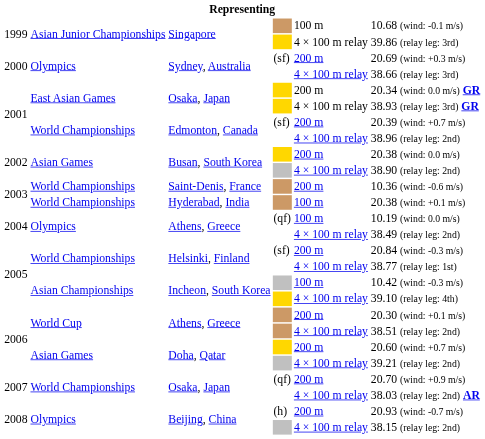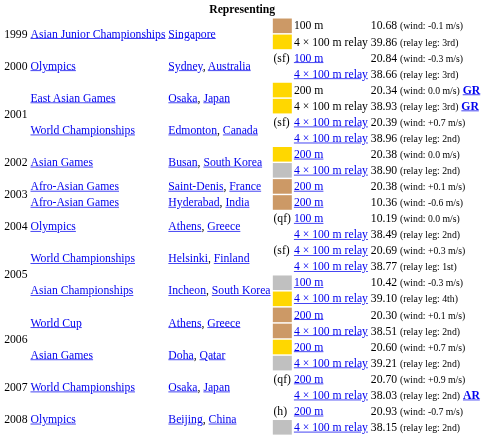(309, 58) 200 m -> (309, 58) 100 m
(418, 58) 20.69 (wind: +0.3 m/s) -> (417, 58) 20.84 (wind: -0.3 m/s)
(309, 122) 200 m -> (331, 122) 4 × 100 m relay
(83, 186) World Championships -> (75, 186) Afro-Asian Games
(417, 186) 10.36 (wind: -0.6 m/s) -> (418, 186) 20.38 (wind: +0.1 m/s)
(83, 202) World Championships -> (75, 202) Afro-Asian Games
(309, 202) 100 m -> (309, 202) 200 m
(418, 202) 20.38 (wind: +0.1 m/s) -> (417, 202) 10.36 (wind: -0.6 m/s)
(309, 250) 200 m -> (331, 250) 4 × 100 m relay
(417, 250) 20.84 (wind: -0.3 m/s) -> (418, 250) 20.69 (wind: +0.3 m/s)
